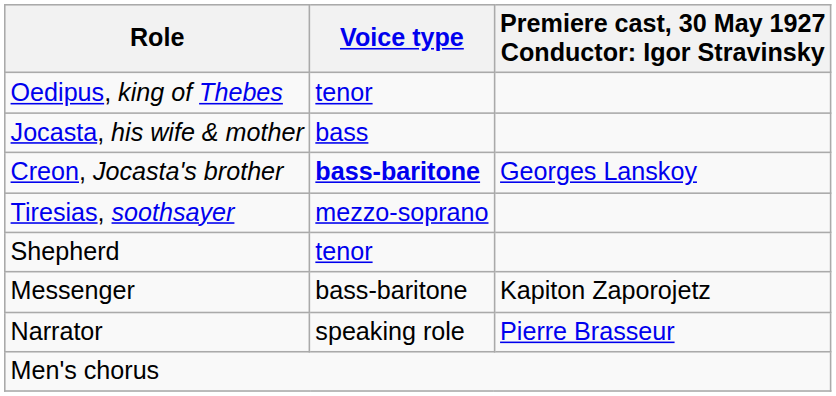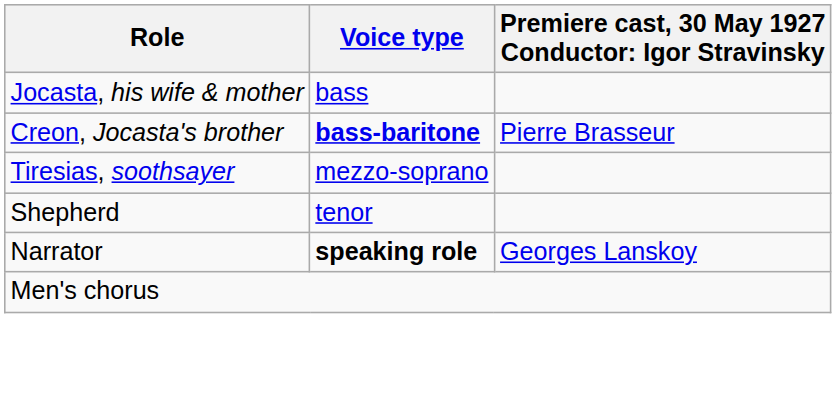- row: (147, 92)
(599, 172) Georges Lanskoy -> (587, 132) Pierre Brasseur
- row: (73, 291)
(390, 331) normal -> (396, 251) bold
(587, 331) Pierre Brasseur -> (599, 251) Georges Lanskoy
